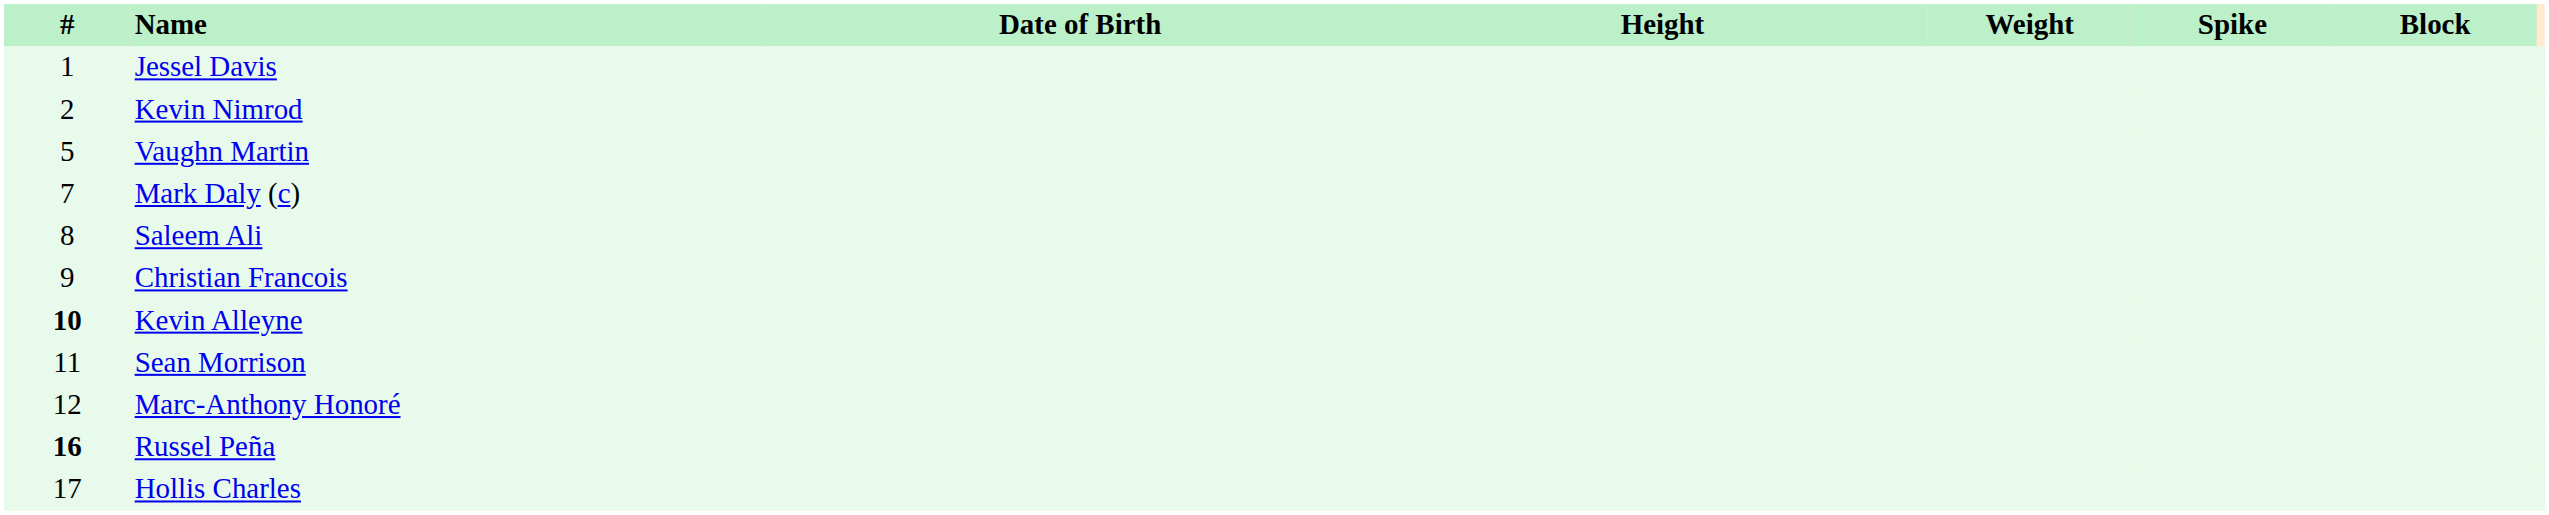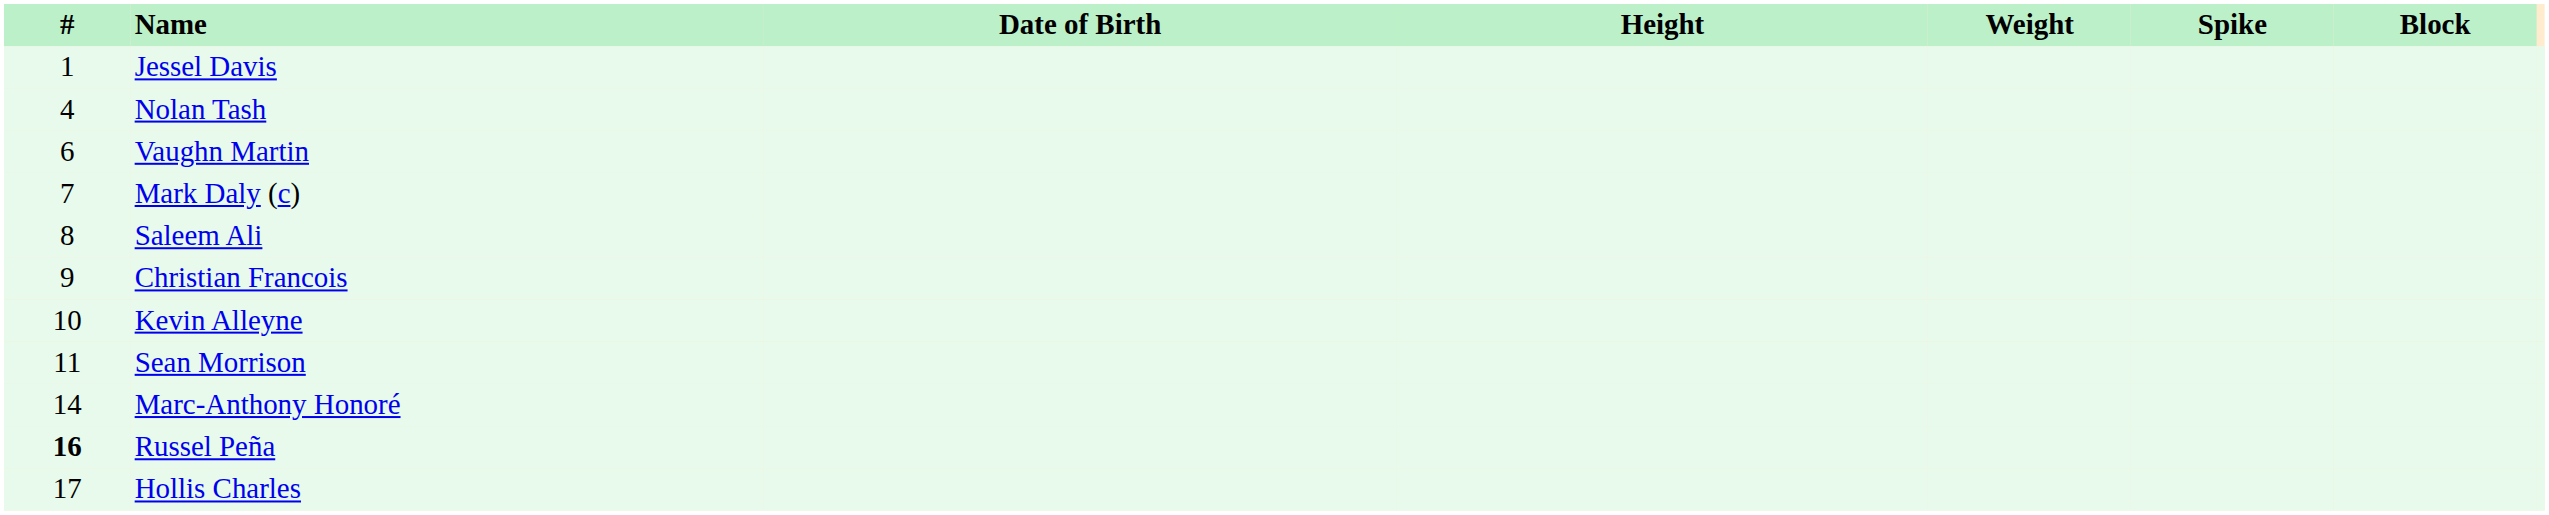- row: (219, 109)
+ row: (200, 109)
(67, 151) 5 -> (67, 151) 6
(67, 320) bold -> (67, 320) normal
(67, 404) 12 -> (67, 404) 14
